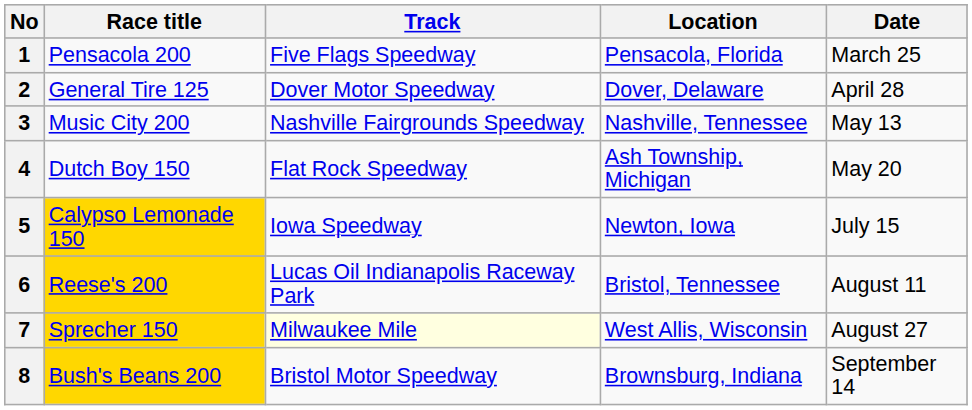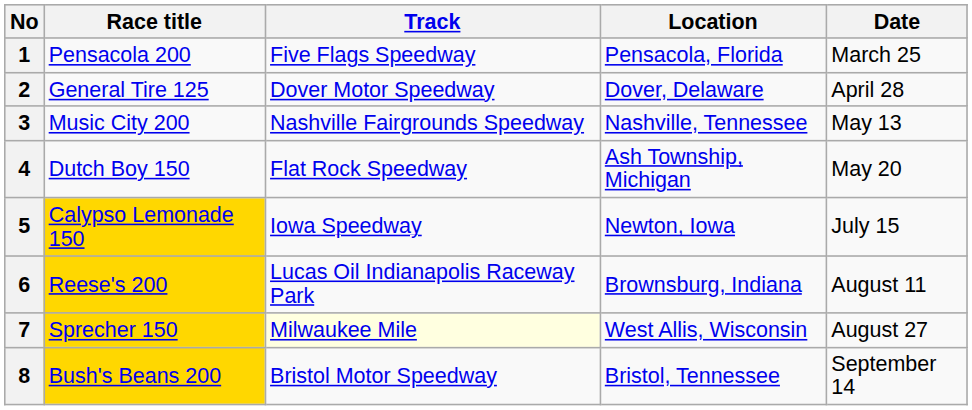(692, 284) Bristol, Tennessee -> (703, 284) Brownsburg, Indiana
(703, 375) Brownsburg, Indiana -> (692, 375) Bristol, Tennessee
